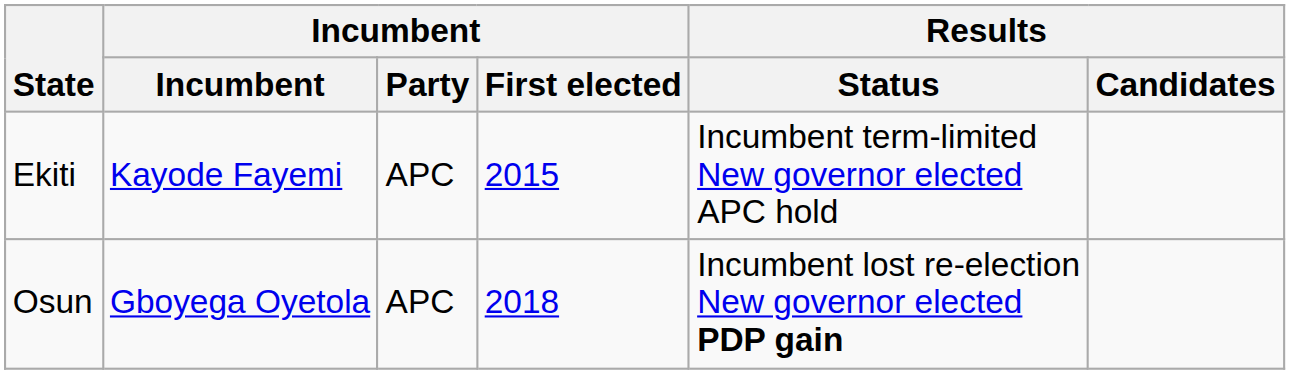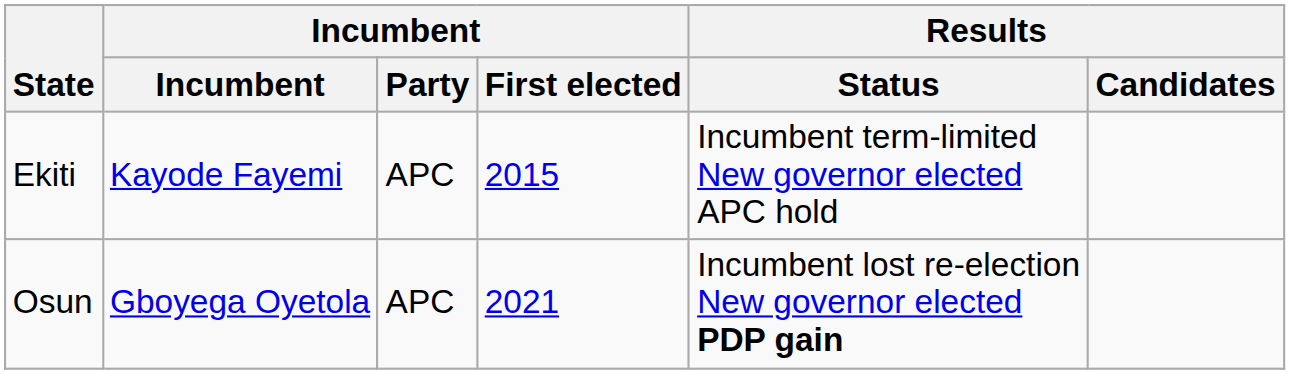(522, 302) 2018 -> (522, 302) 2021
